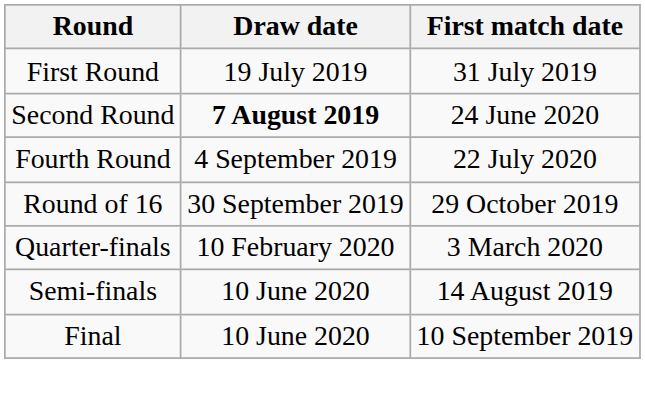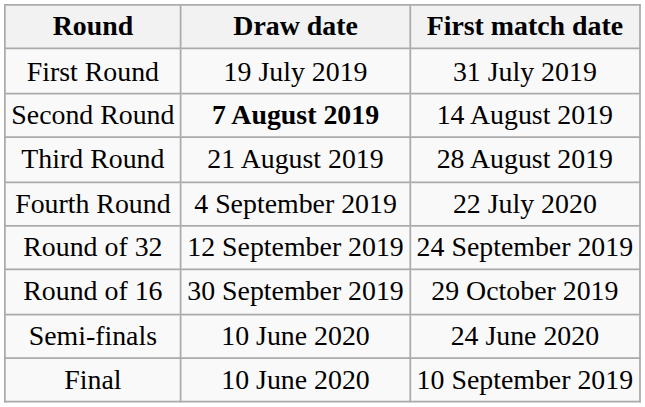(525, 114) 24 June 2020 -> (525, 114) 14 August 2019
+ row: (93, 159)
+ row: (93, 247)
- row: (93, 247)
(525, 291) 14 August 2019 -> (525, 335) 24 June 2020
